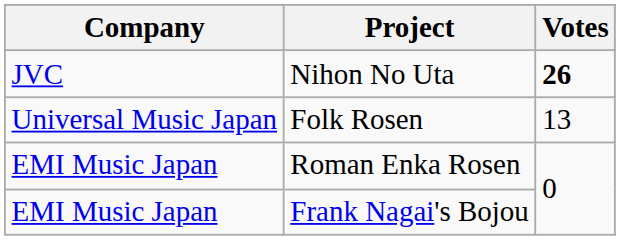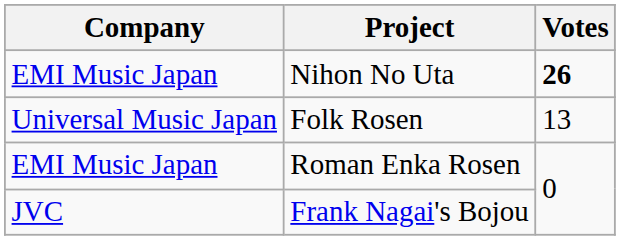(37, 73) JVC -> (115, 73) EMI Music Japan
(115, 211) EMI Music Japan -> (37, 211) JVC
